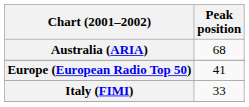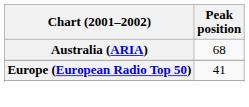- row: (99, 91)
